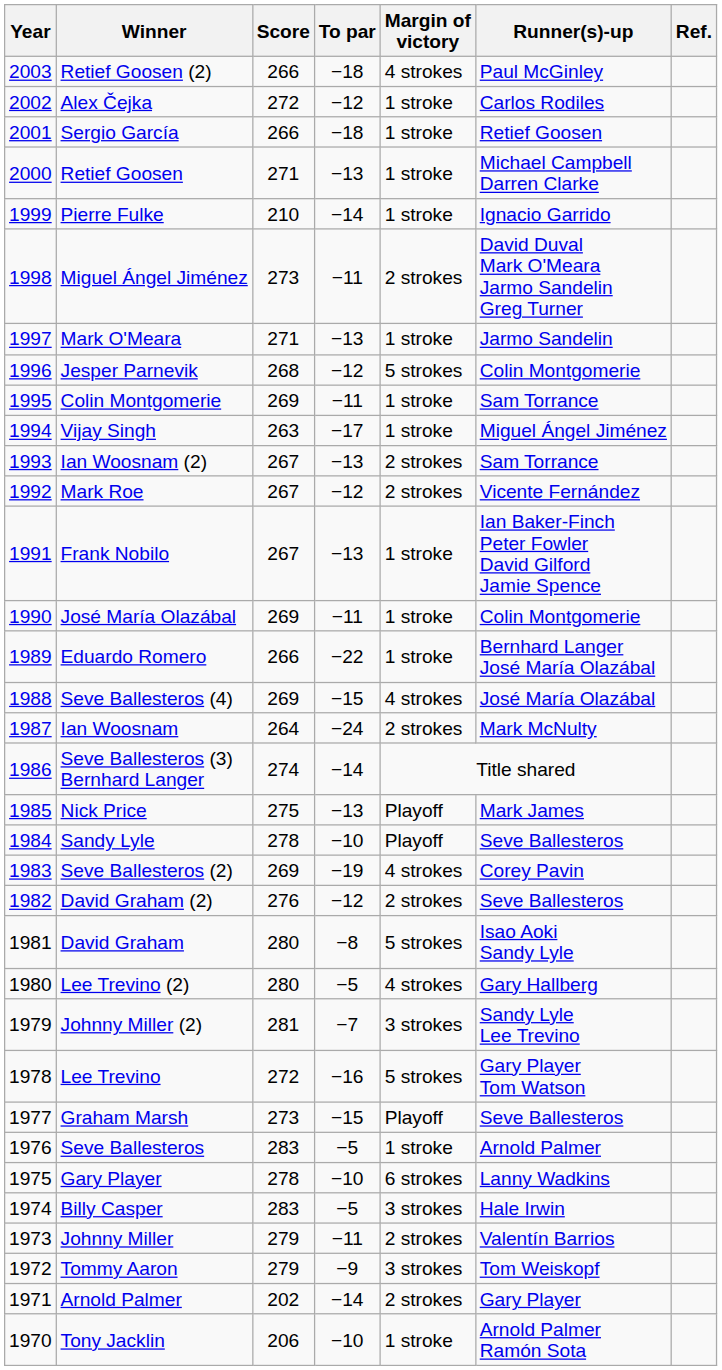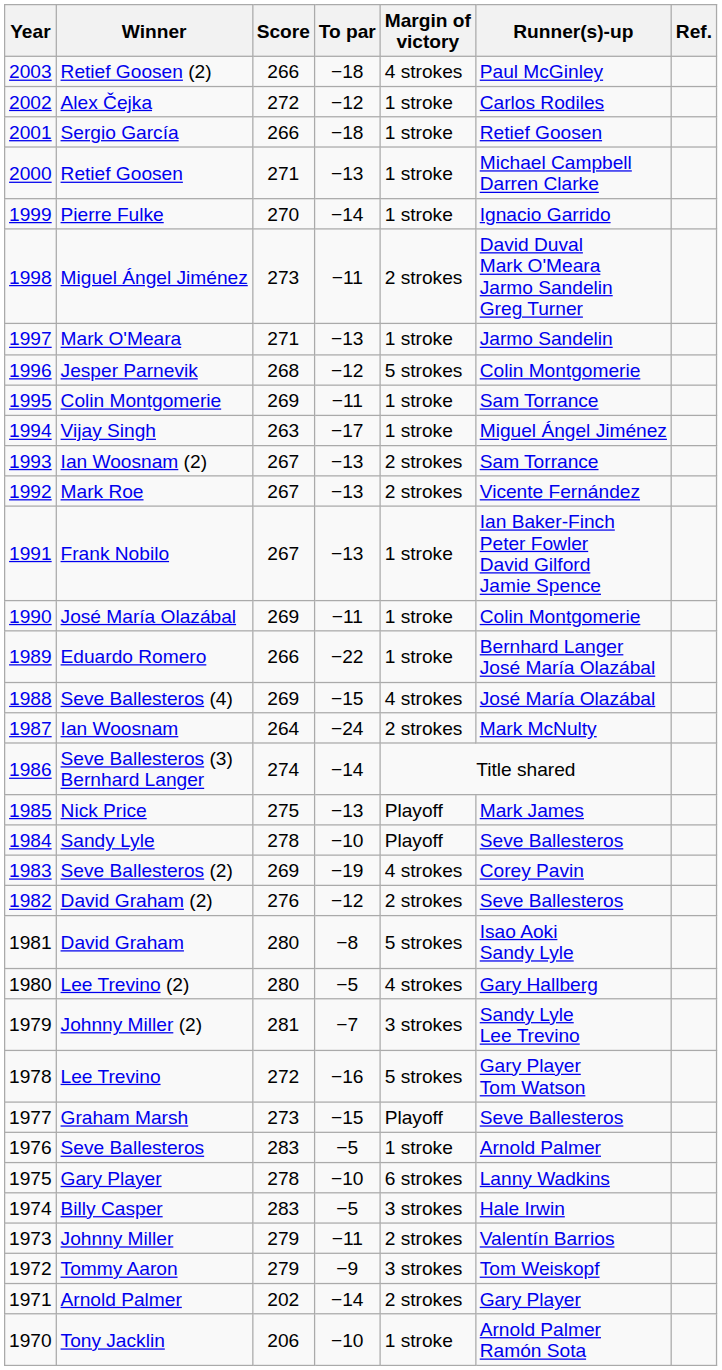(283, 214) 210 -> (283, 214) 270
(347, 491) −12 -> (347, 491) −13
